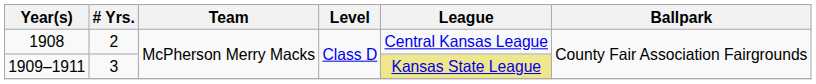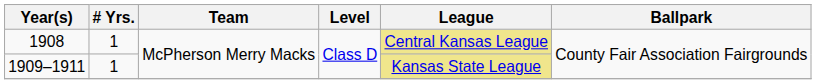(114, 42) 2 -> (114, 42) 1
(466, 42) no background -> (466, 42) khaki background
(114, 67) 3 -> (114, 67) 1
